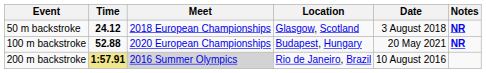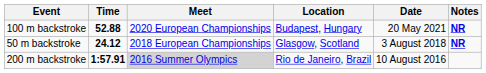rows swapped: (44, 28) <-> (46, 44)
(108, 60) khaki background -> (108, 60) no background
